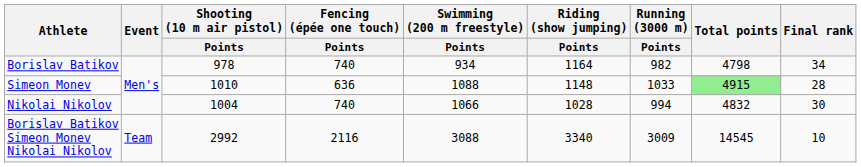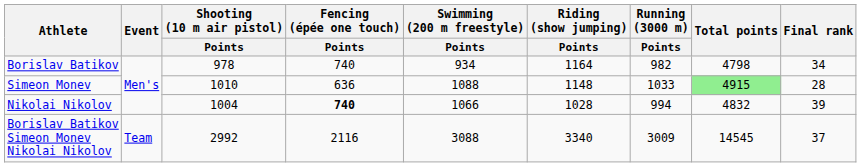(345, 104) normal -> (345, 104) bold
(818, 104) 30 -> (818, 104) 39
(818, 138) 10 -> (818, 138) 37
